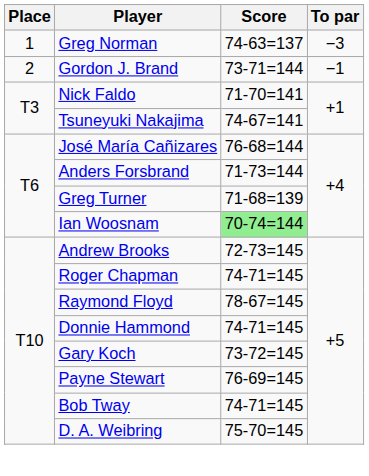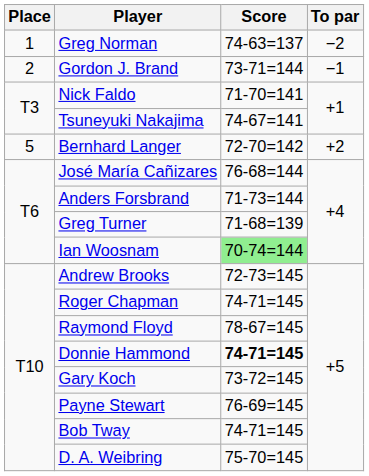(335, 43) −3 -> (335, 43) −2
+ row: (120, 146)
(264, 328) normal -> (264, 353) bold
